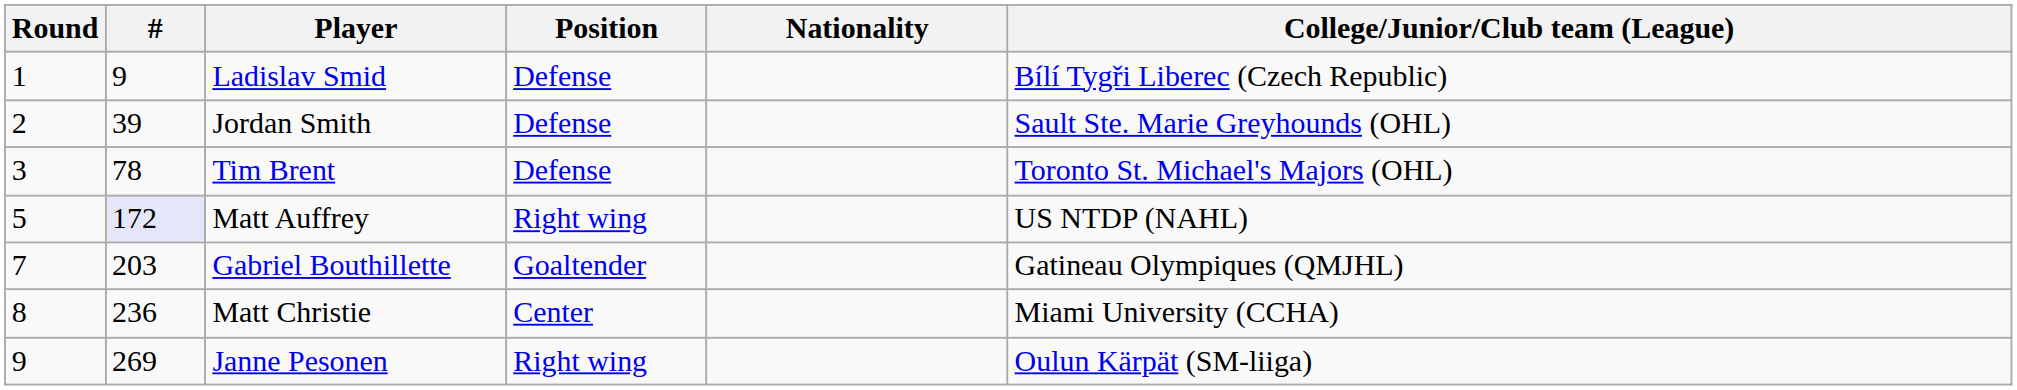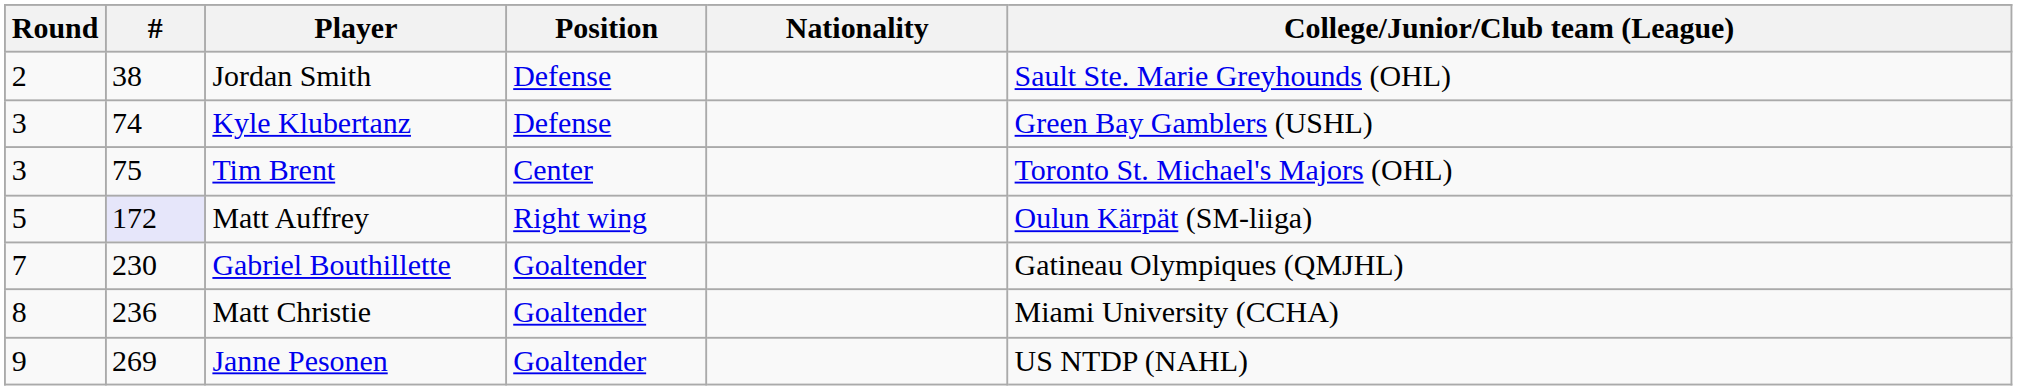- row: (299, 75)
(127, 123) 39 -> (127, 75) 38
+ row: (312, 123)
(127, 170) 78 -> (127, 170) 75
(562, 170) Defense -> (553, 170) Center
(1131, 218) US NTDP (NAHL) -> (1163, 218) Oulun Kärpät (SM-liiga)
(135, 265) 203 -> (135, 265) 230
(553, 312) Center -> (580, 312) Goaltender
(580, 360) Right wing -> (580, 360) Goaltender
(1163, 360) Oulun Kärpät (SM-liiga) -> (1131, 360) US NTDP (NAHL)
